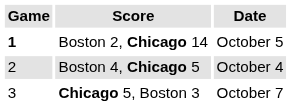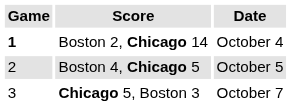(250, 41) October 5 -> (250, 41) October 4
(250, 67) October 4 -> (250, 67) October 5
